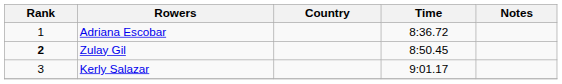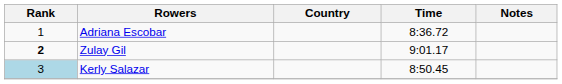(429, 50) 8:50.45 -> (429, 50) 9:01.17
(41, 69) no background -> (41, 69) lightblue background
(429, 69) 9:01.17 -> (429, 69) 8:50.45
